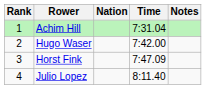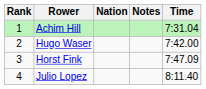columns swapped: (149, 12) <-> (185, 12)
